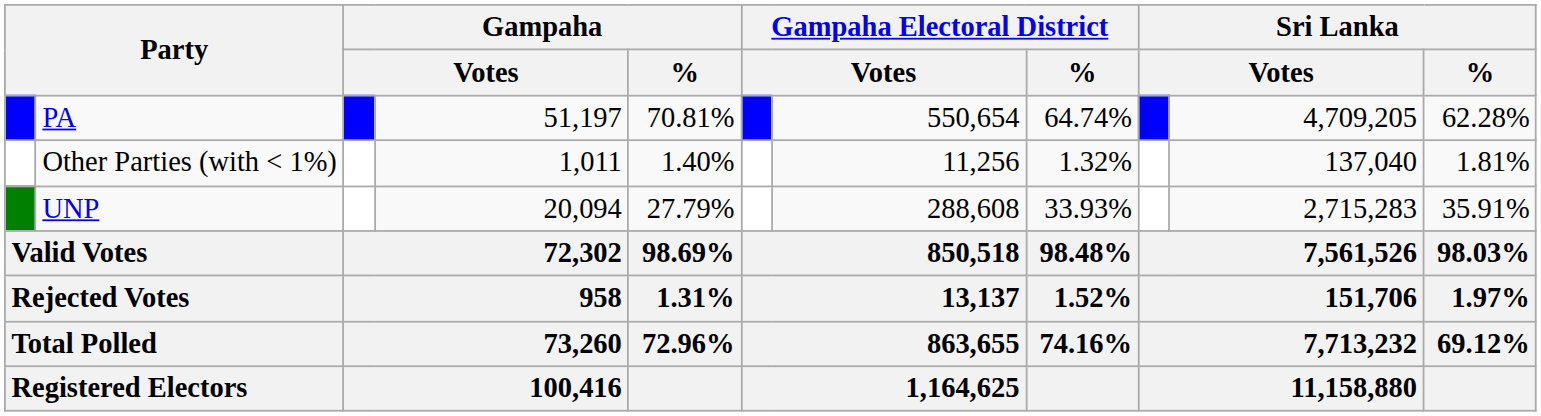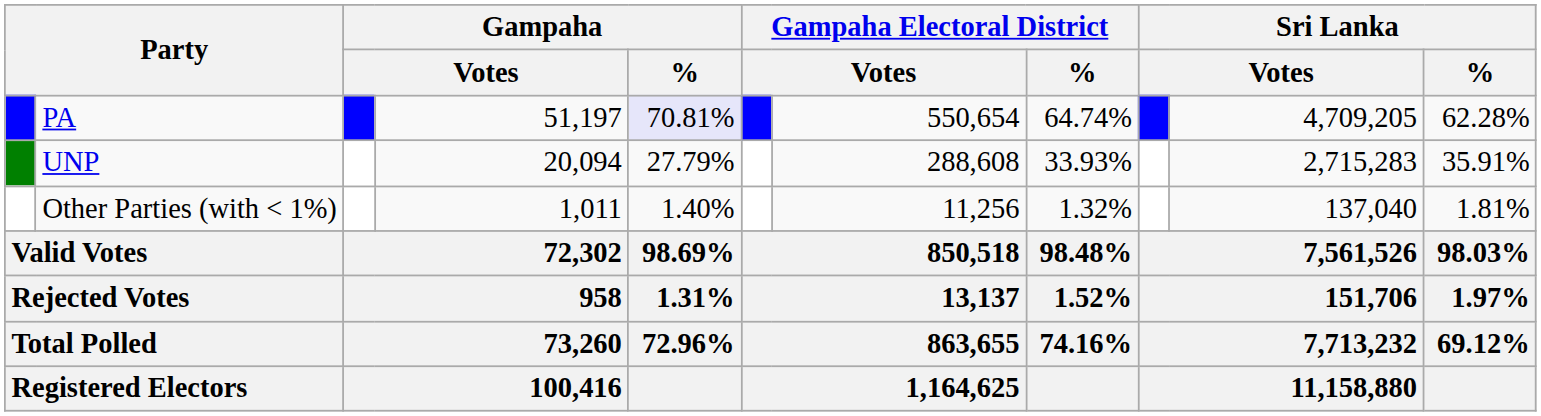(691, 117) no background -> (691, 117) lavender background
rows swapped: (71, 207) <-> (190, 162)
